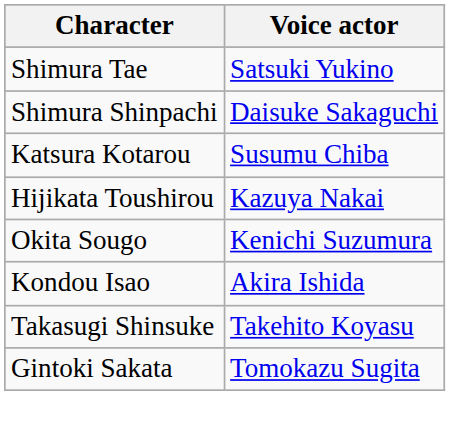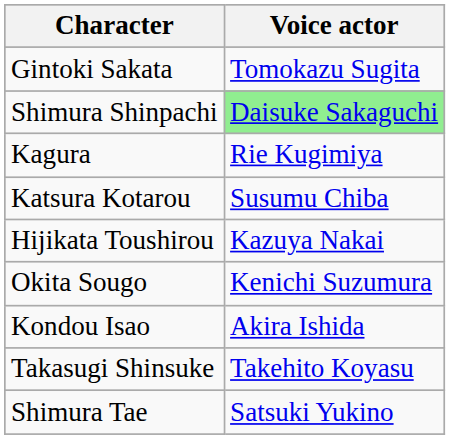rows swapped: (92, 369) <-> (79, 68)
(334, 111) no background -> (334, 111) lightgreen background
+ row: (51, 154)
